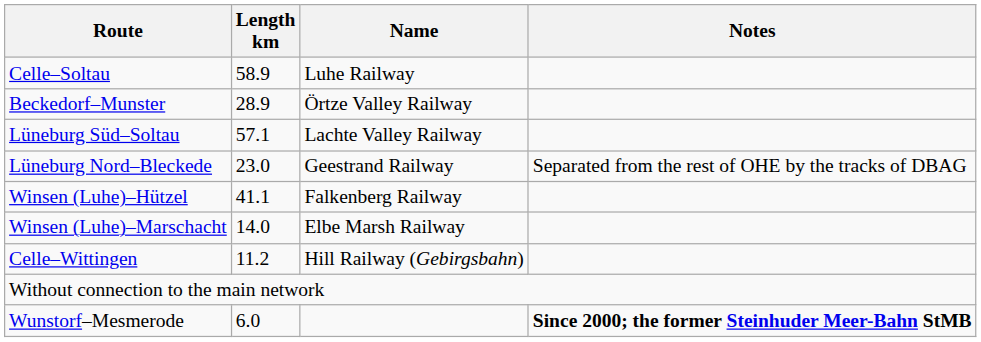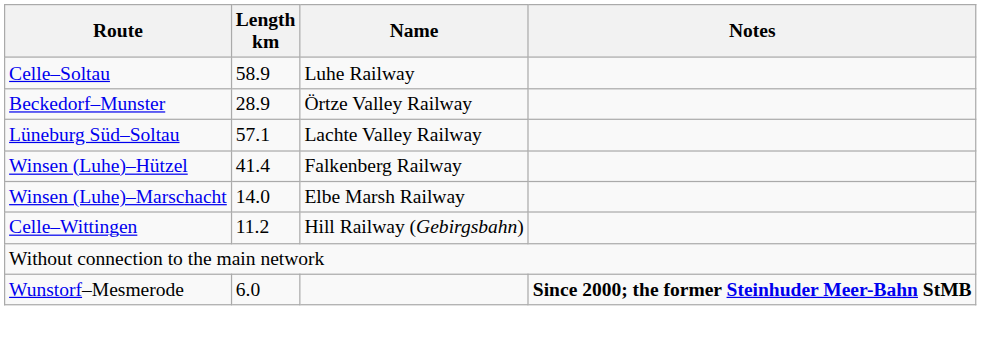- row: (111, 165)
(253, 196) 41.1 -> (253, 165) 41.4
